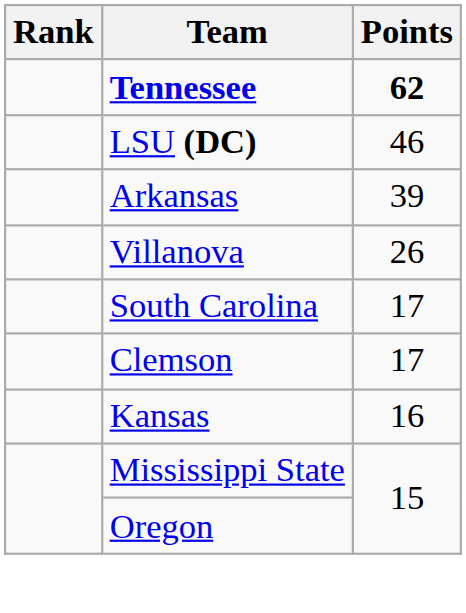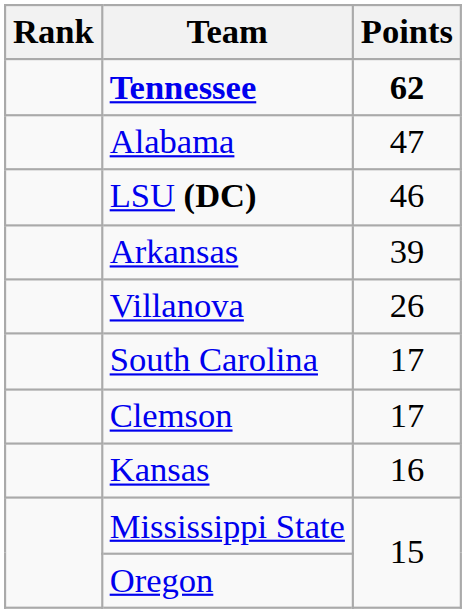+ row: (172, 141)
